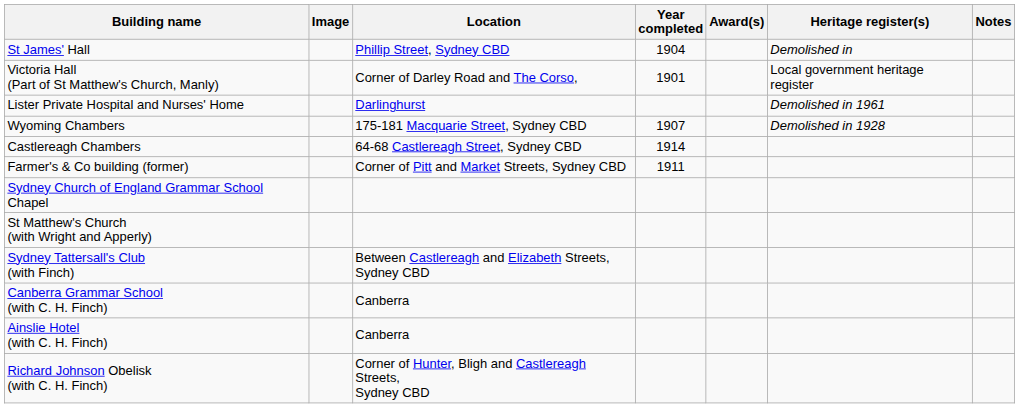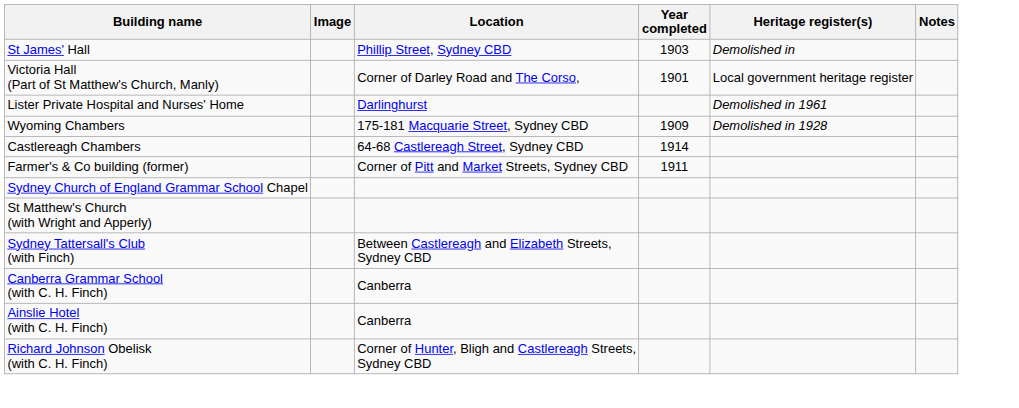- column: (737, 22)
(671, 49) 1904 -> (674, 49) 1903
(671, 126) 1907 -> (674, 126) 1909
